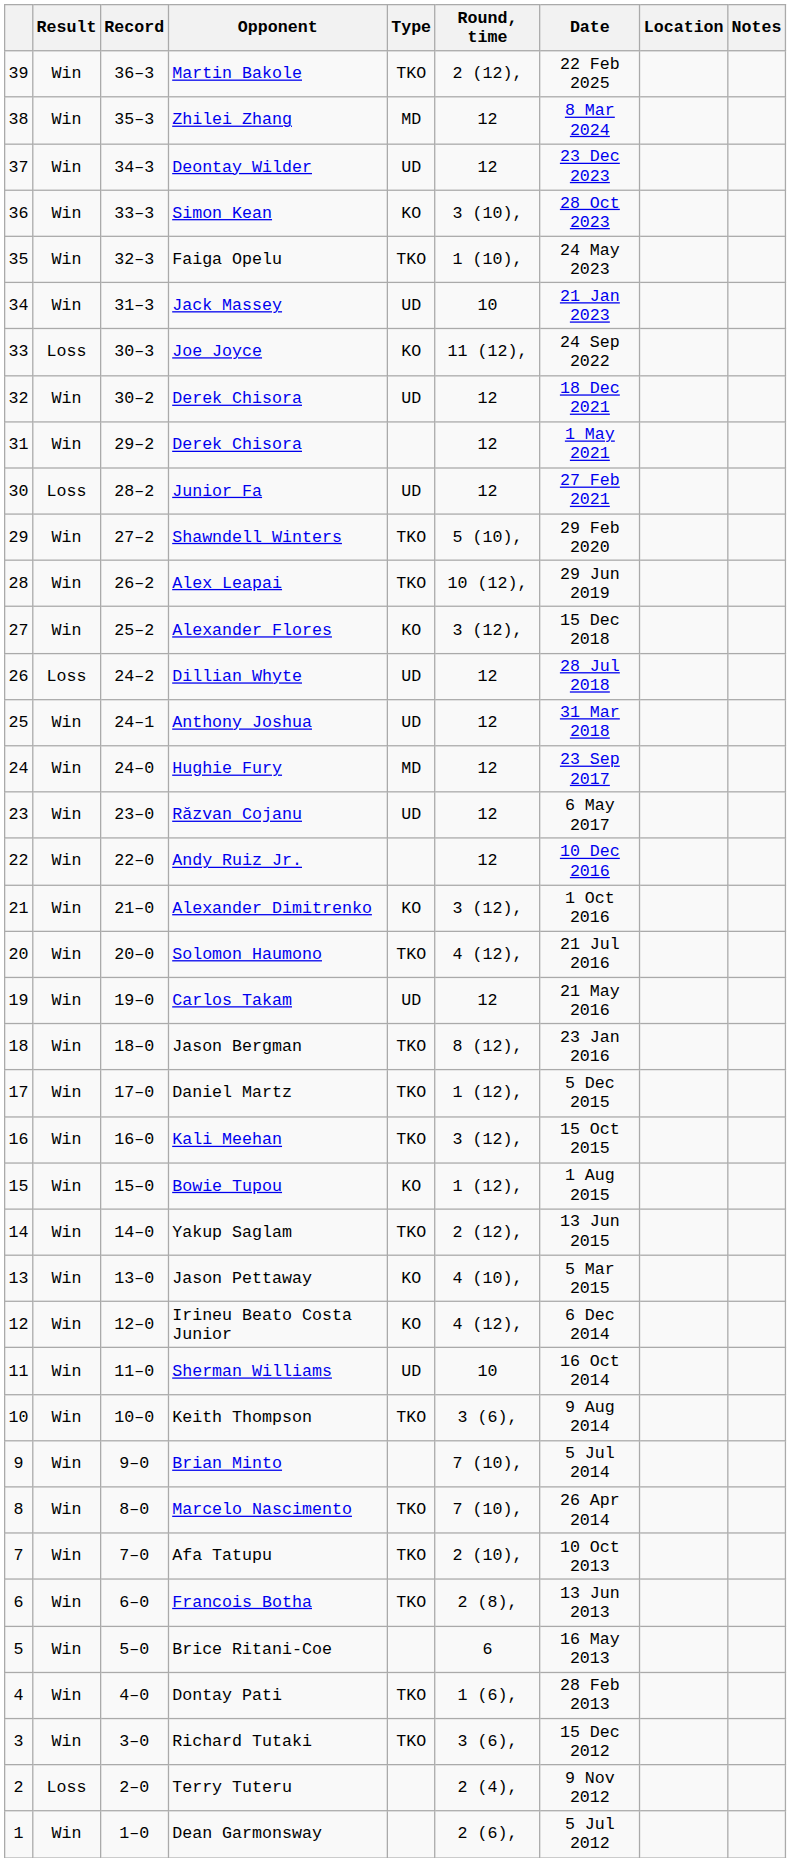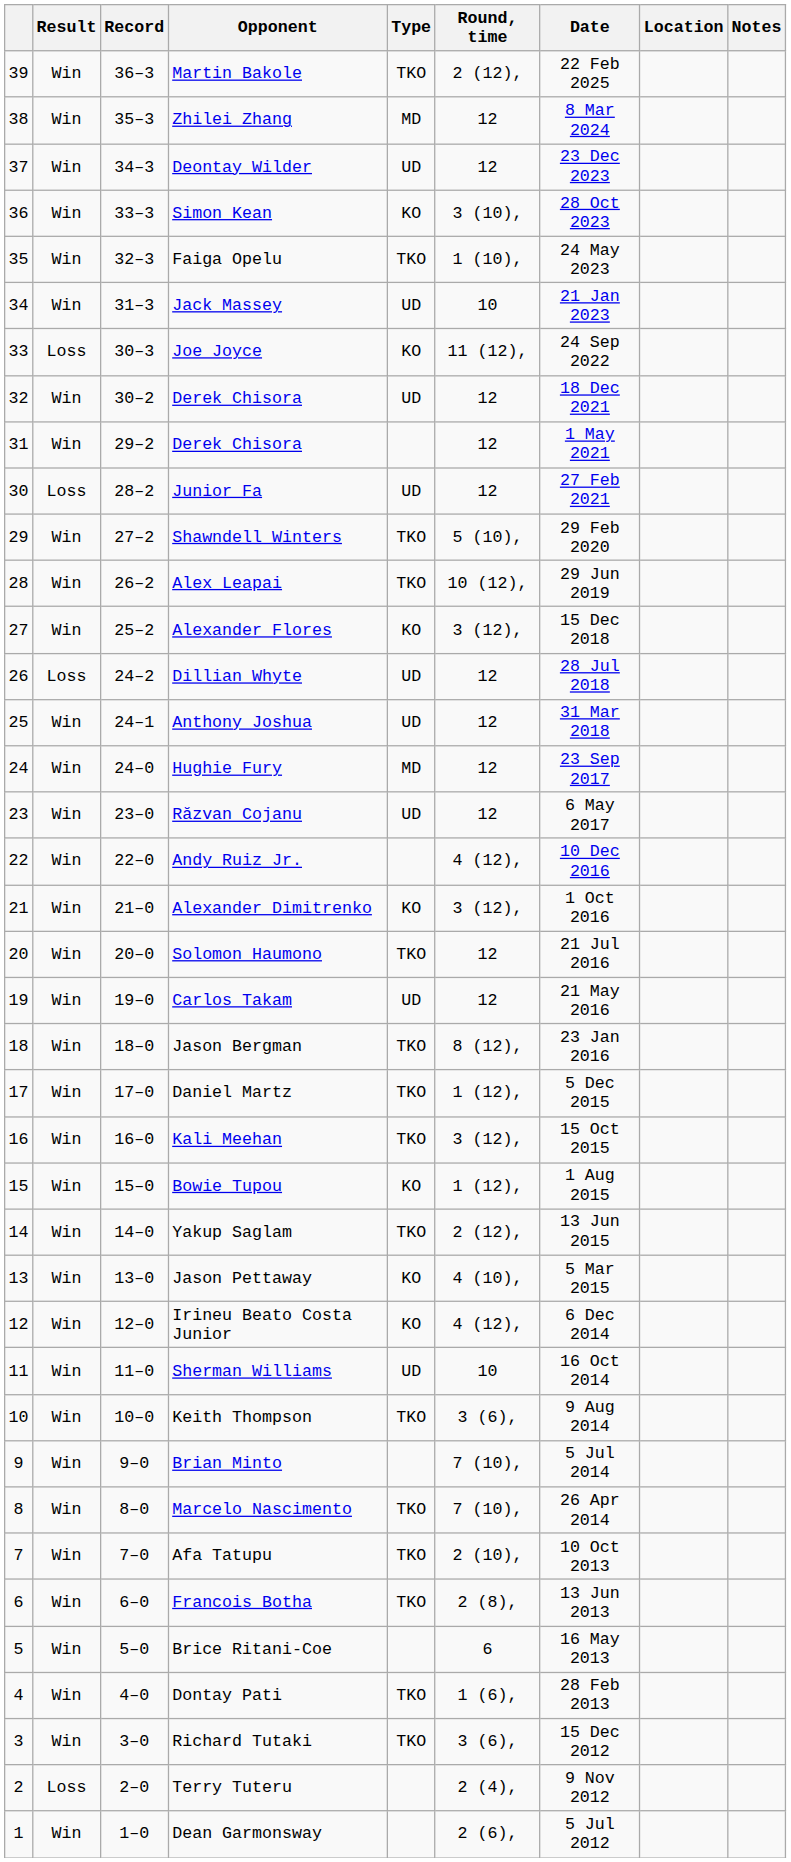(488, 862) 12 -> (488, 862) 4 (12),
(488, 954) 4 (12), -> (488, 954) 12
